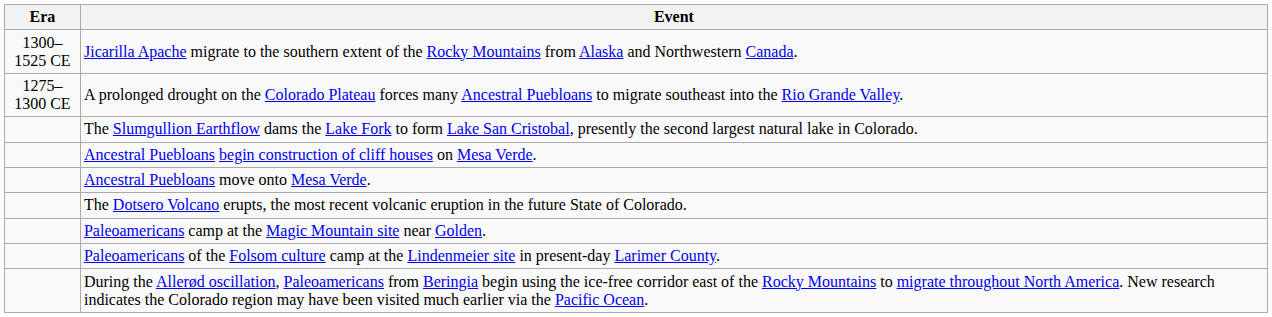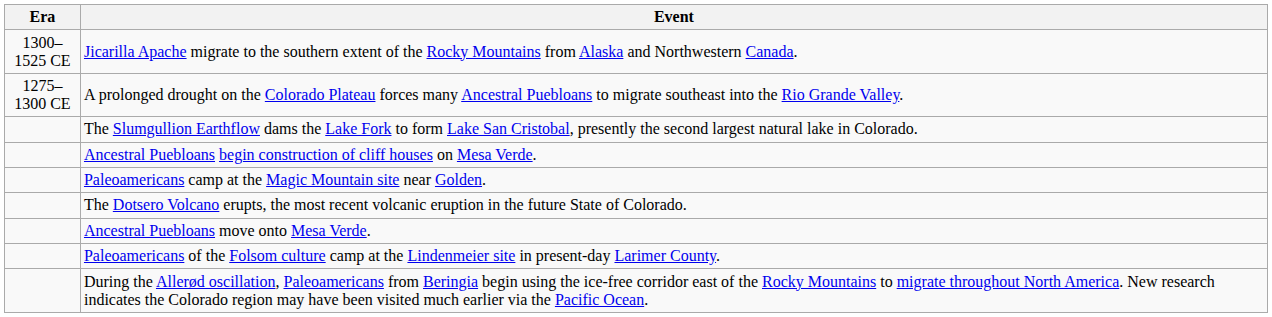rows swapped: (227, 180) <-> (285, 230)
